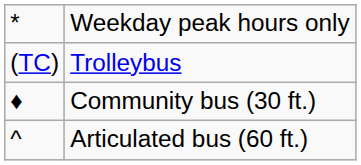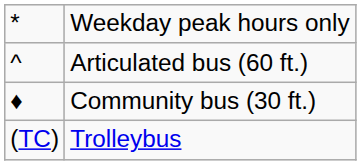rows swapped: (189, 139) <-> (126, 62)
